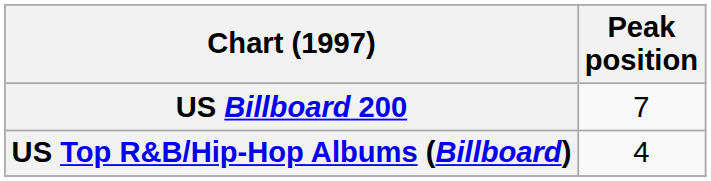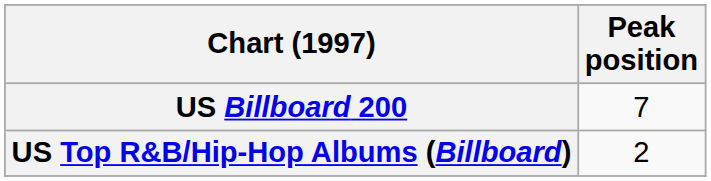(641, 152) 4 -> (641, 152) 2
